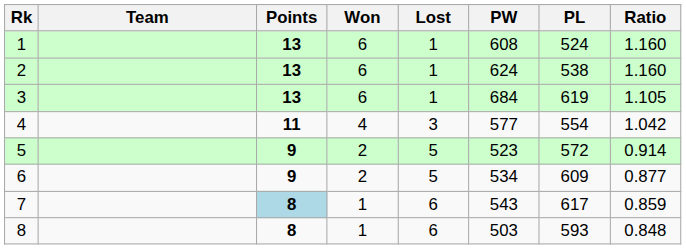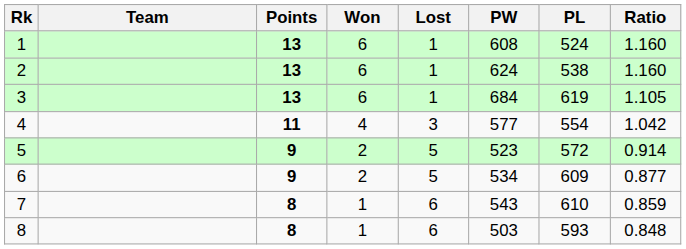(292, 204) lightblue background -> (292, 204) no background
(575, 204) 617 -> (575, 204) 610
